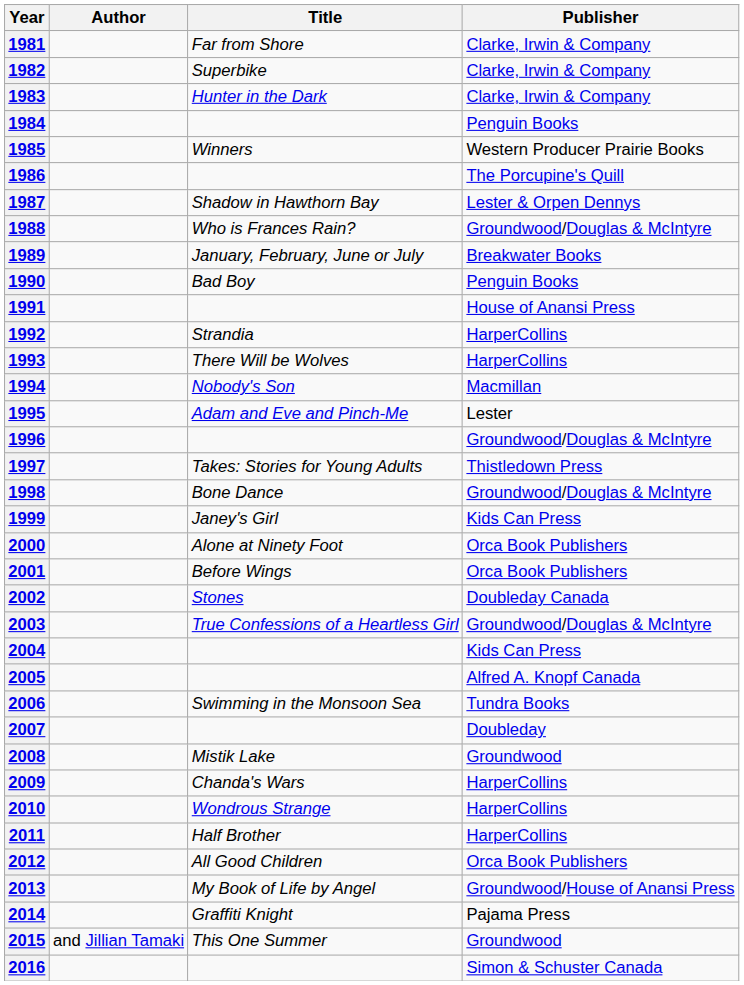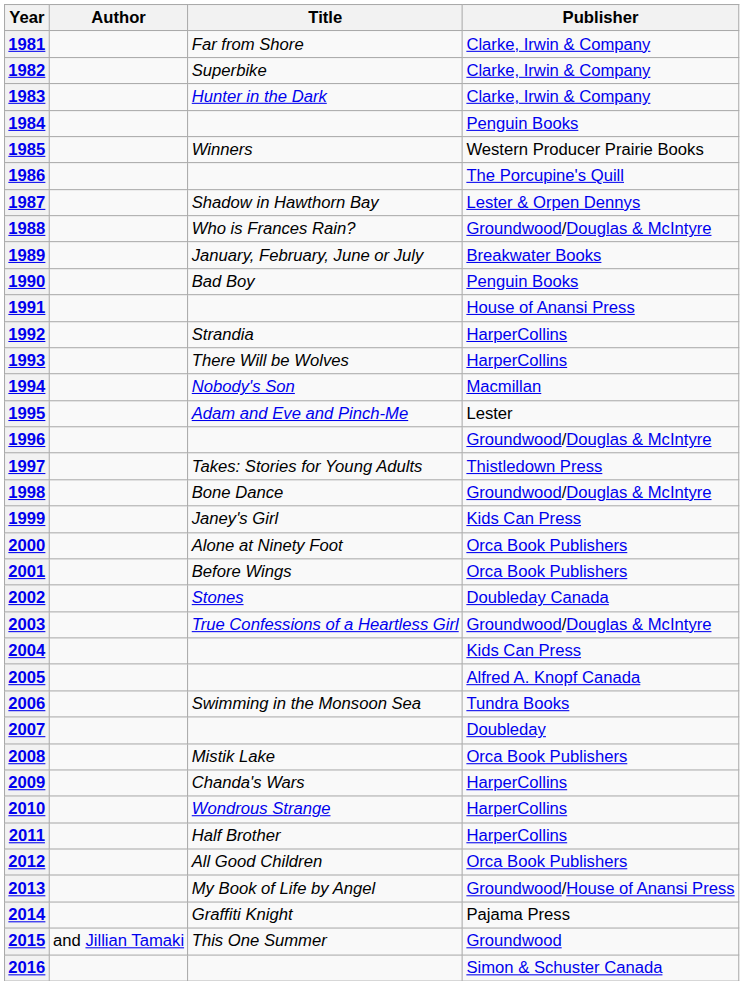(514, 756) Groundwood -> (547, 756) Orca Book Publishers
